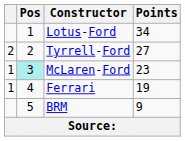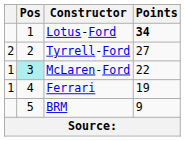(143, 33) normal -> (143, 33) bold
(143, 70) 23 -> (143, 70) 22
